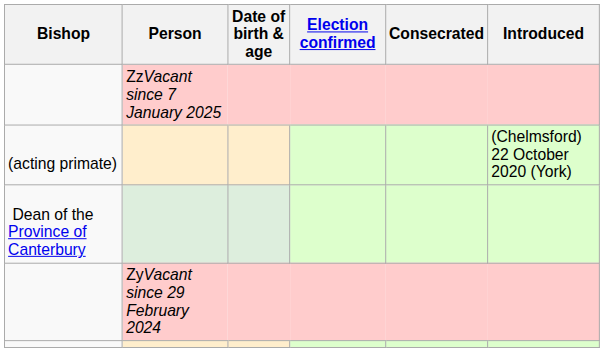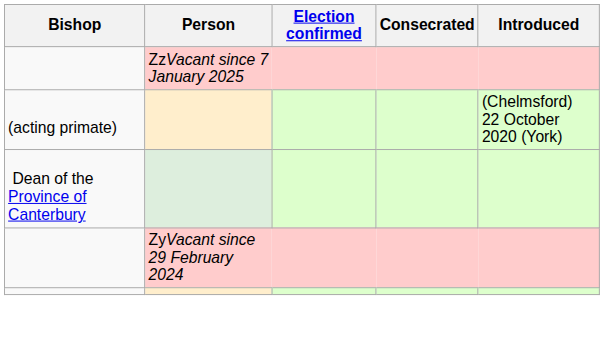- column: (259, 34)
